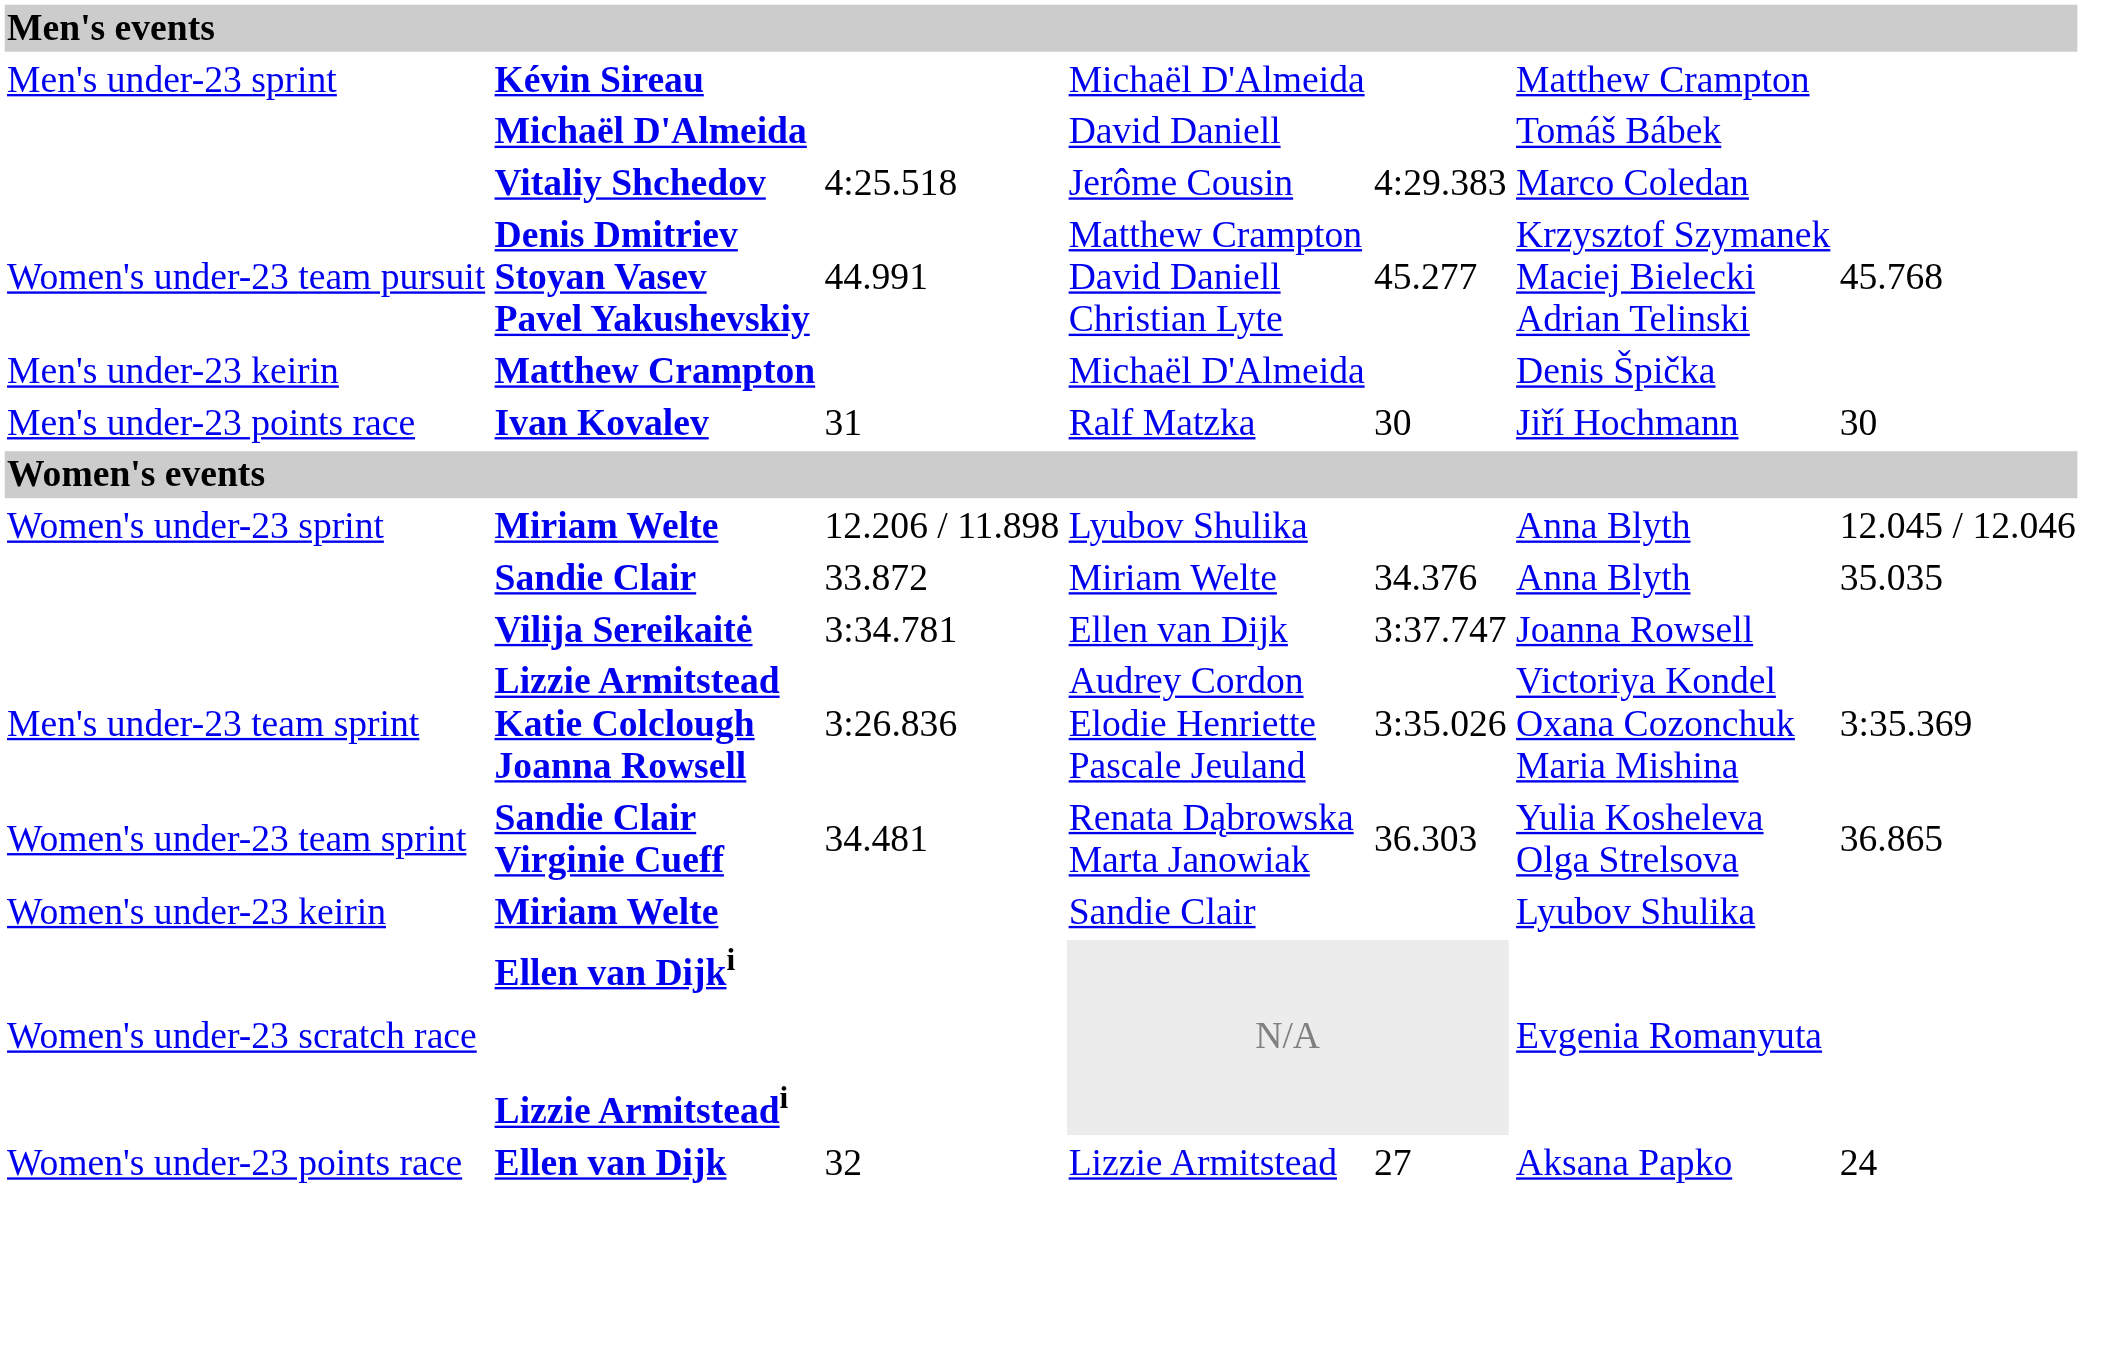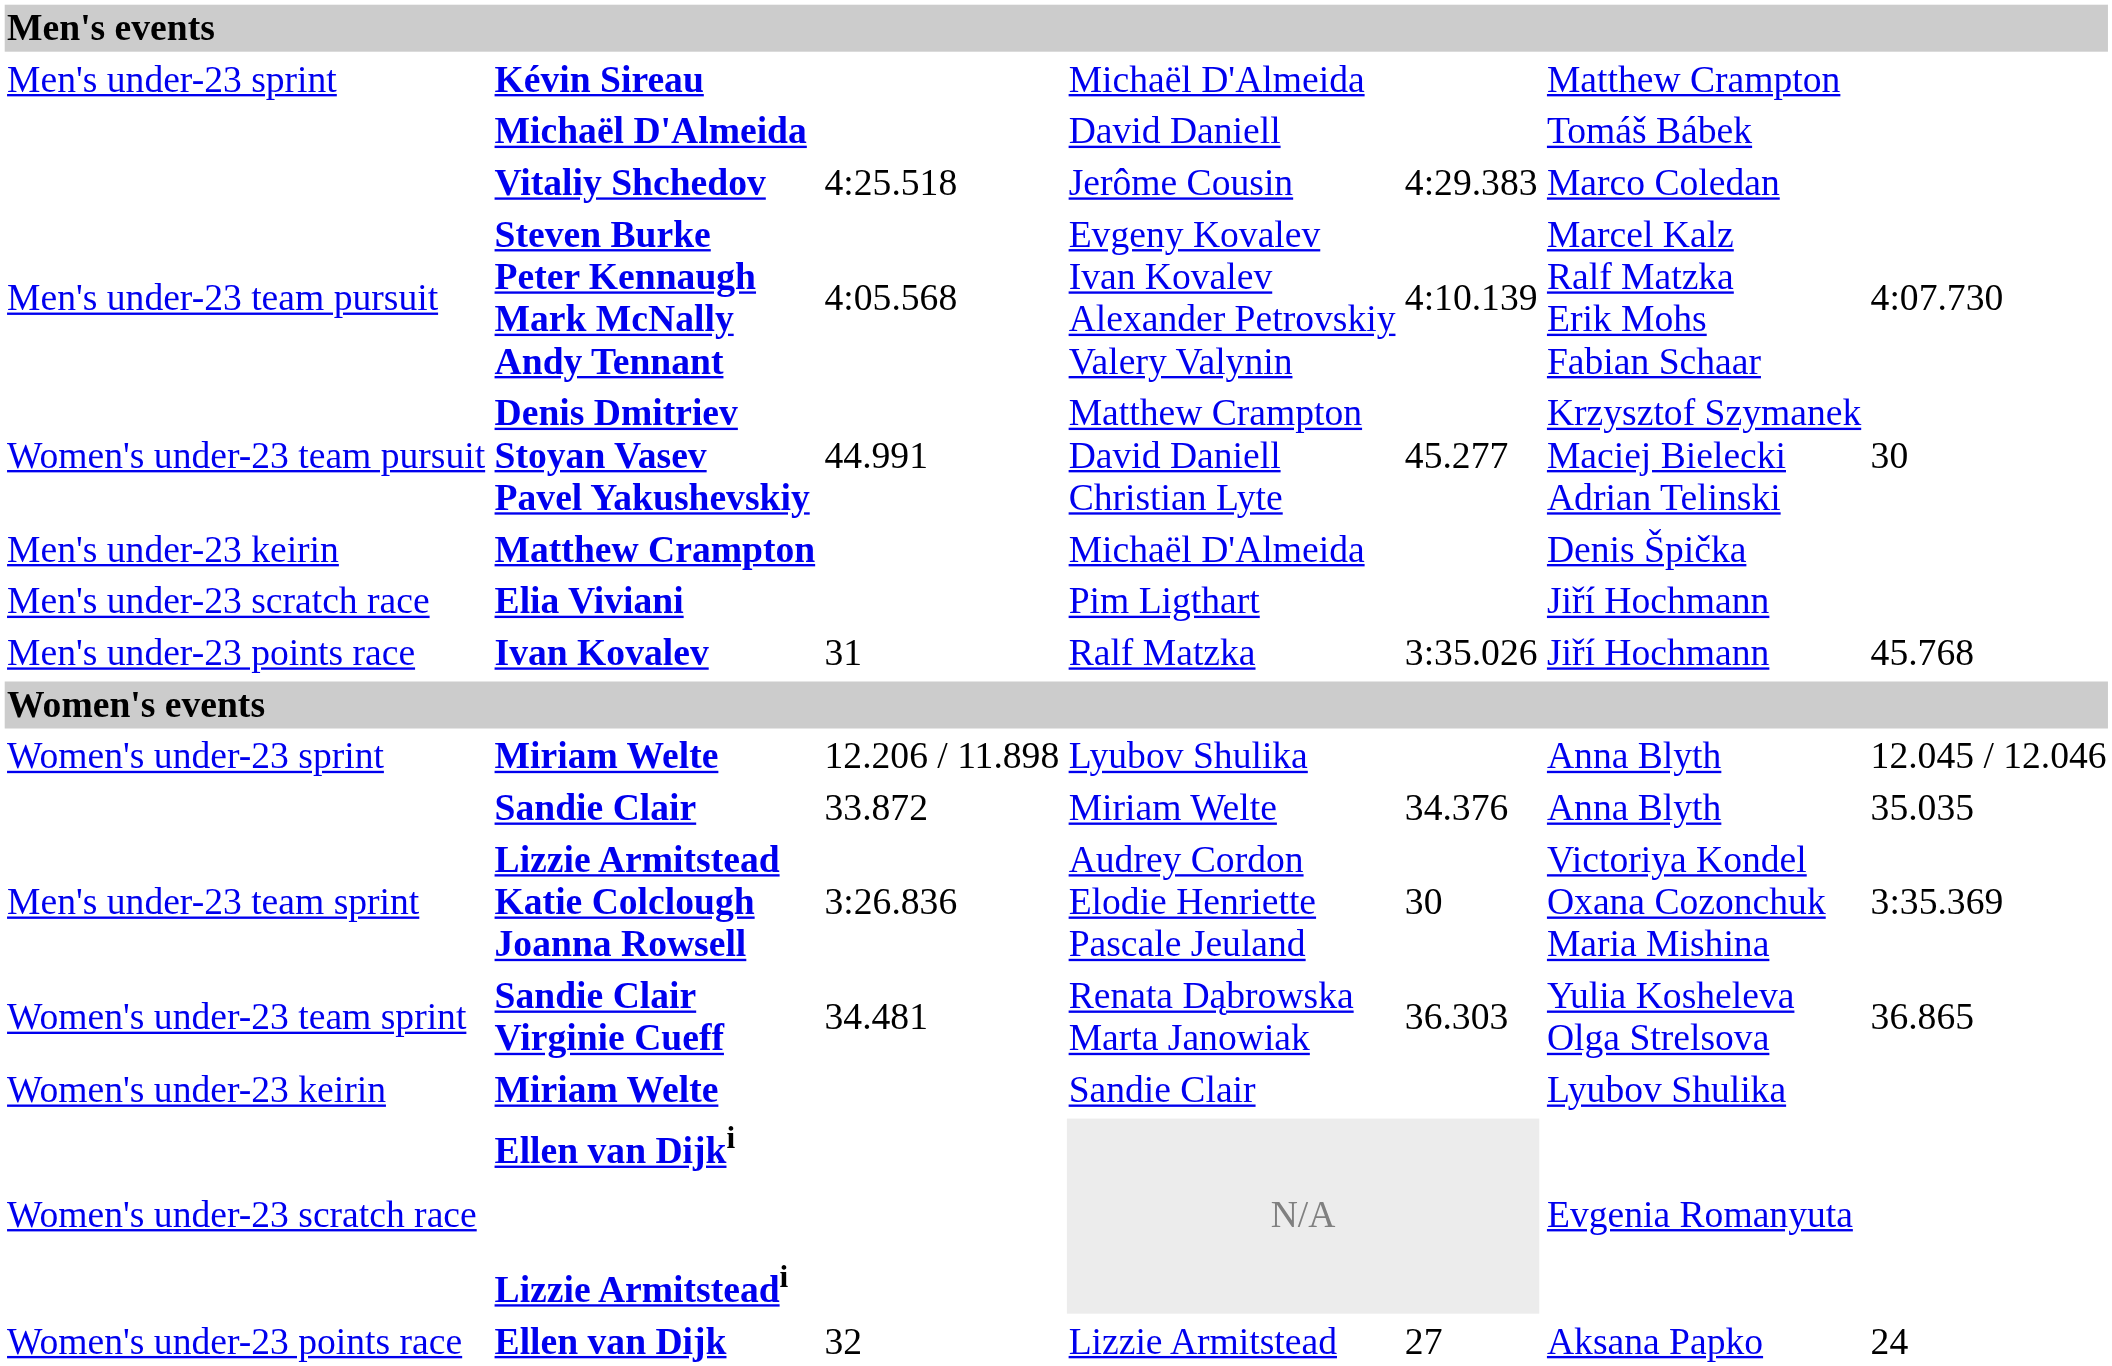+ row: (625, 297)
(1891, 276) 45.768 -> (1889, 455) 30
+ row: (589, 600)
(1393, 422) 30 -> (1471, 652) 3:35.026
(1859, 422) 30 -> (1922, 652) 45.768
- row: (624, 629)
(1440, 723) 3:35.026 -> (1424, 901) 30
